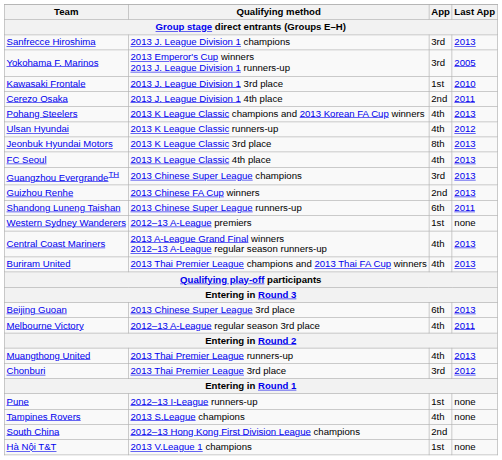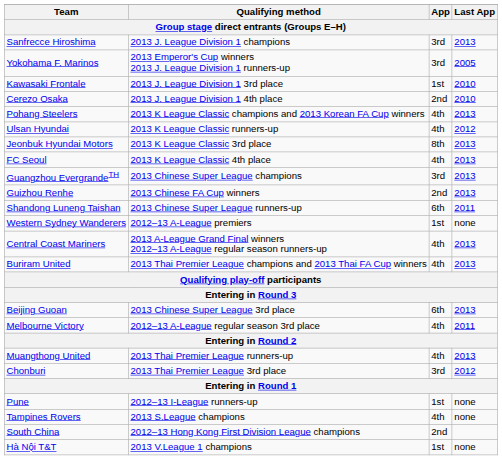(465, 99) 2011 -> (465, 99) 2010
